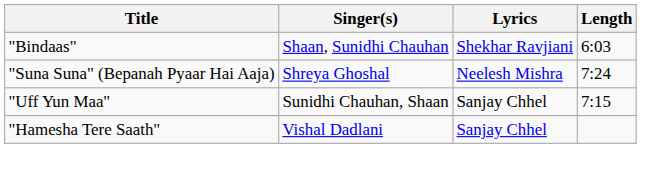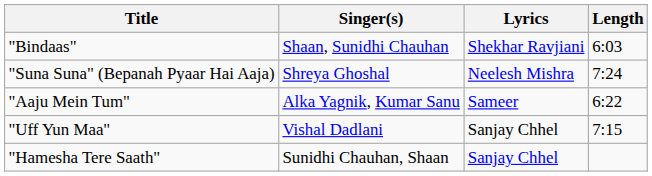+ row: (69, 102)
(366, 102) Sunidhi Chauhan, Shaan -> (333, 129) Vishal Dadlani
(333, 129) Vishal Dadlani -> (366, 157) Sunidhi Chauhan, Shaan
